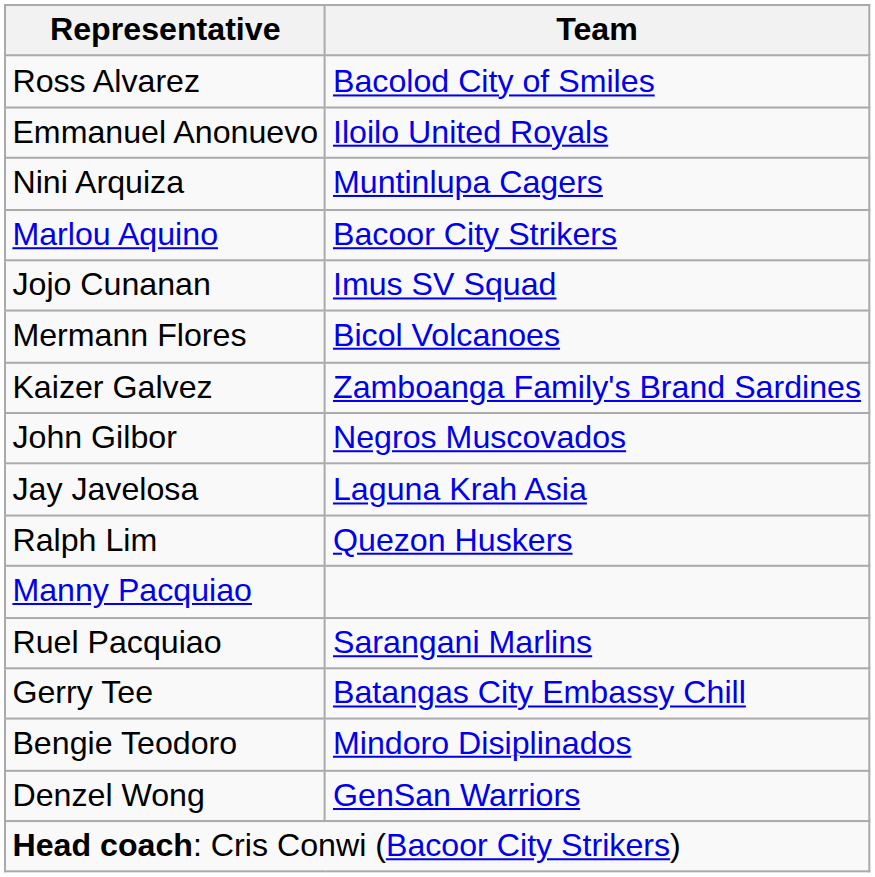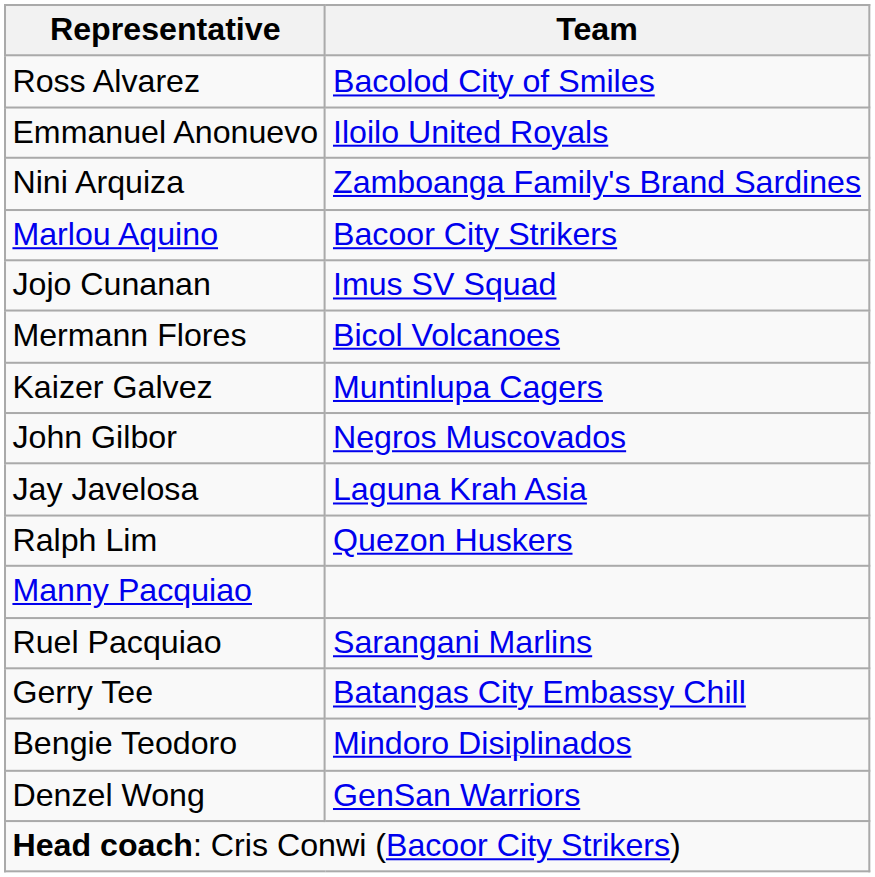(468, 183) Muntinlupa Cagers -> (597, 183) Zamboanga Family's Brand Sardines
(597, 387) Zamboanga Family's Brand Sardines -> (468, 387) Muntinlupa Cagers
